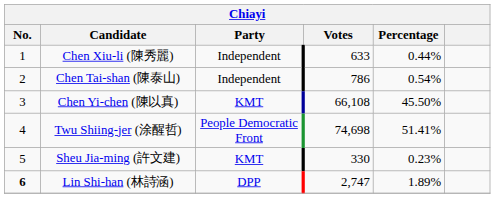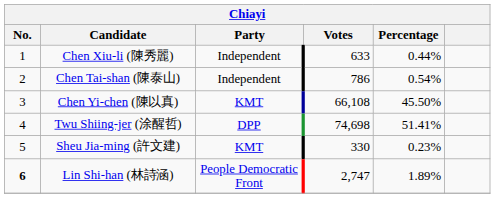(249, 130) People Democratic Front -> (249, 124) DPP
(249, 181) DPP -> (249, 175) People Democratic Front
